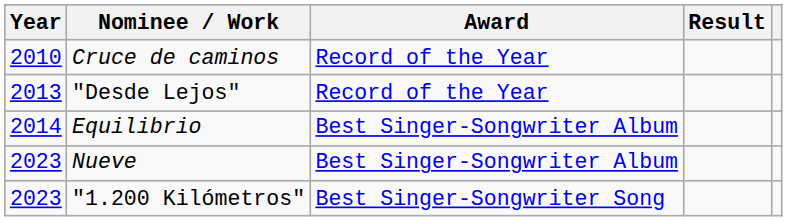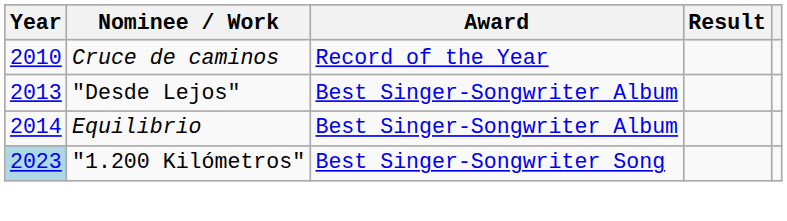(432, 93) Record of the Year -> (497, 93) Best Singer-Songwriter Album
- row: (104, 163)
(36, 198) no background -> (36, 163) lightblue background
